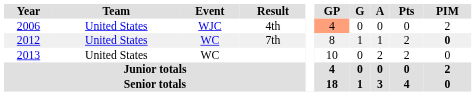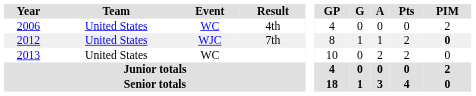(210, 26) WJC -> (210, 26) WC
(332, 26) lightsalmon background -> (332, 26) no background
(210, 40) WC -> (210, 40) WJC
